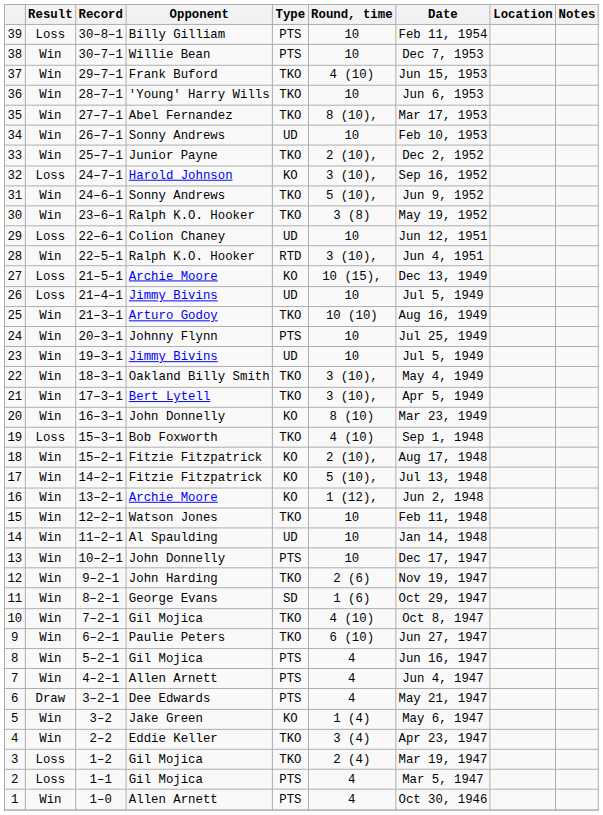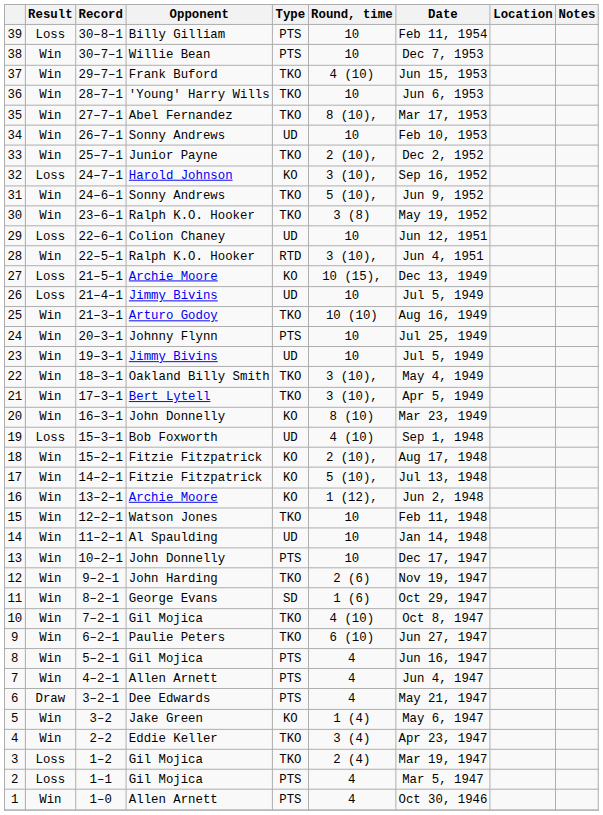(290, 437) TKO -> (290, 437) UD
